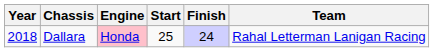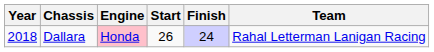(166, 36) 25 -> (166, 36) 26
